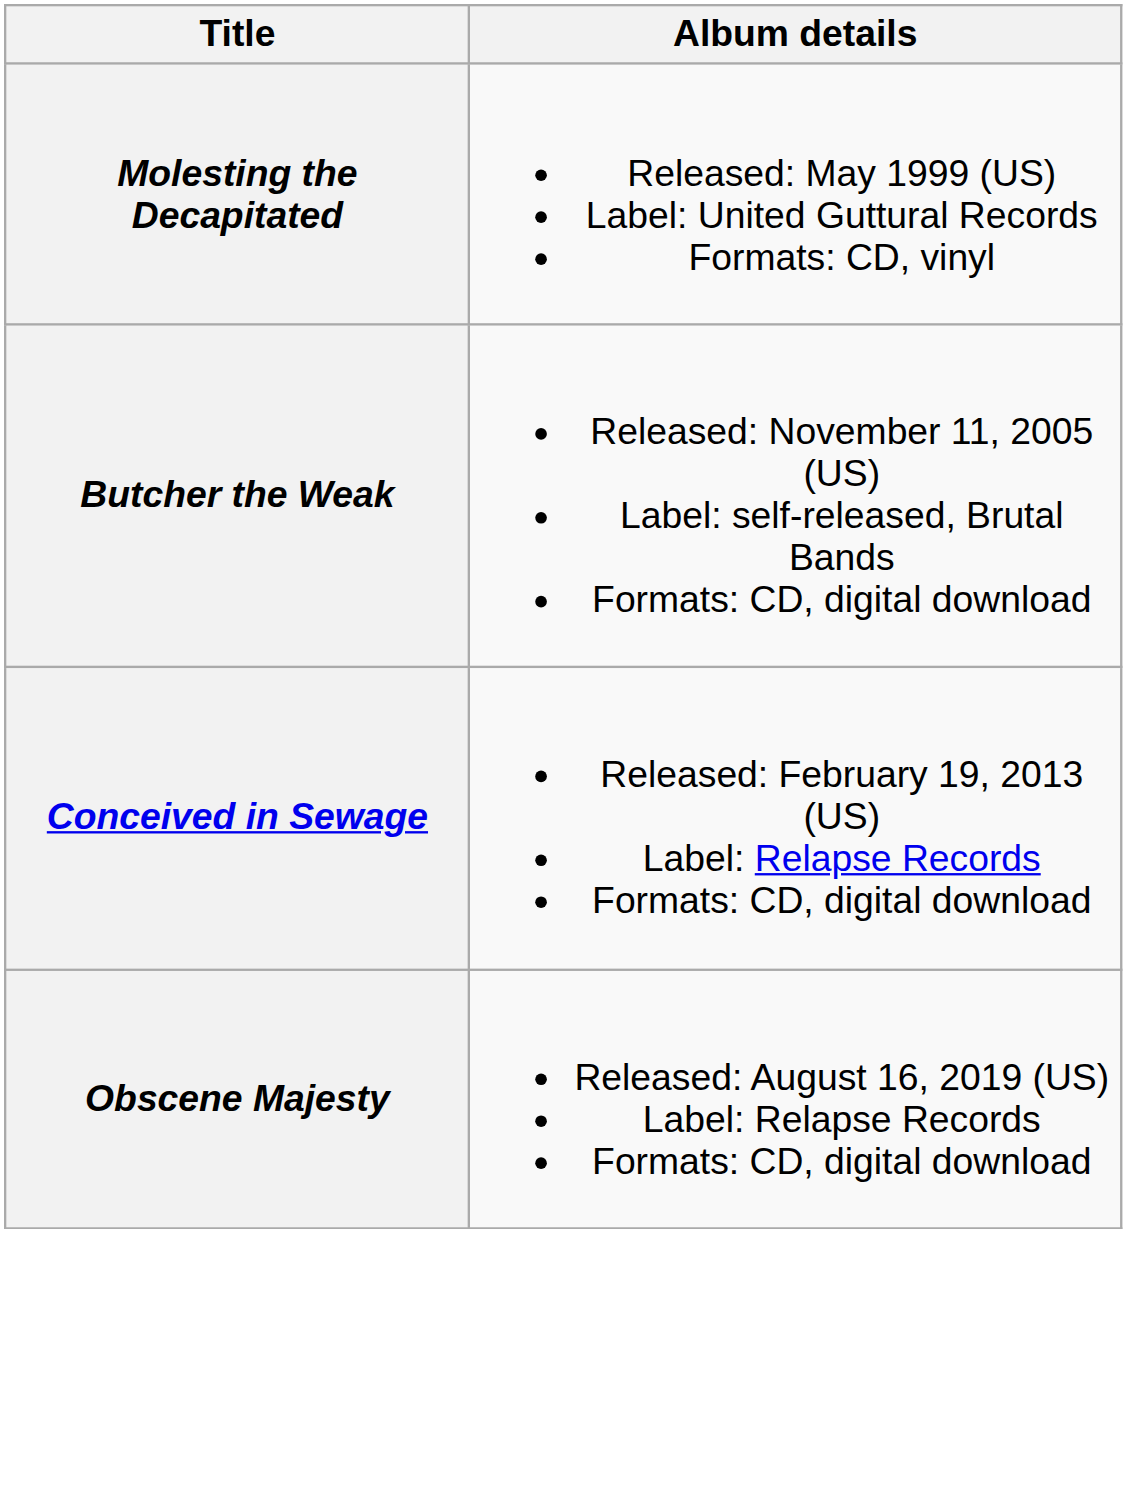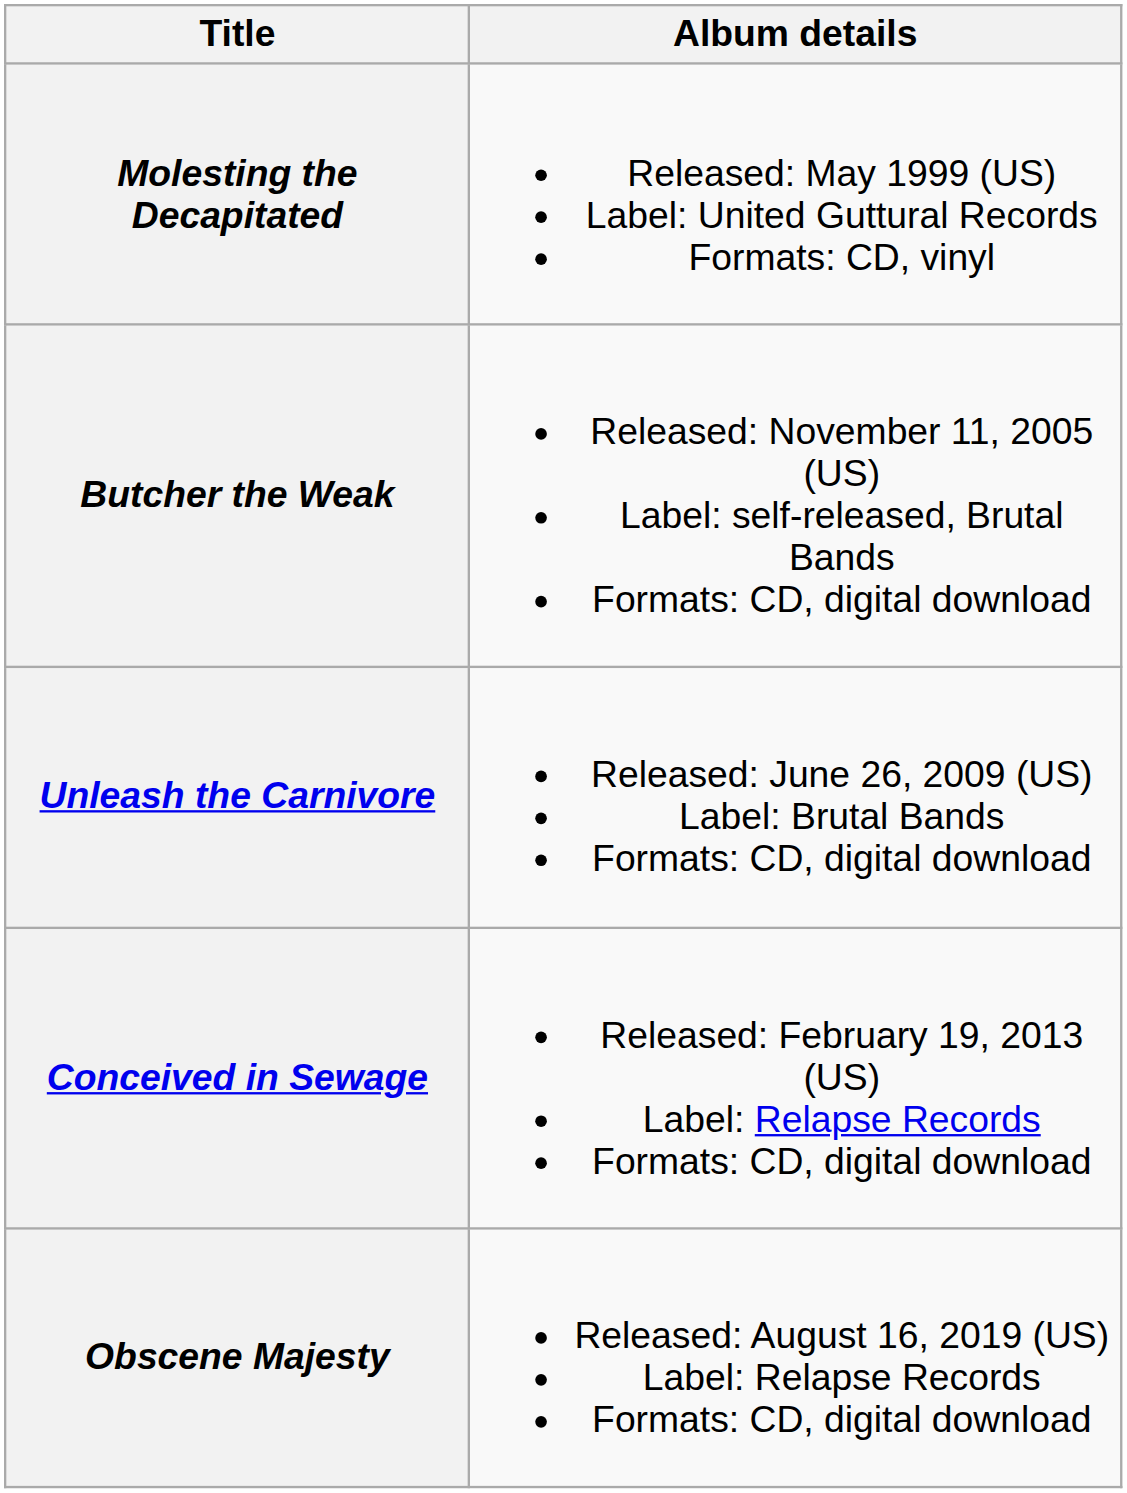+ row: (237, 796)
